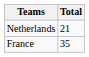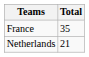rows swapped: (20, 44) <-> (31, 28)
